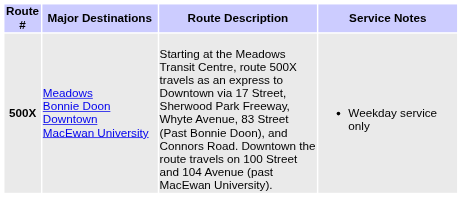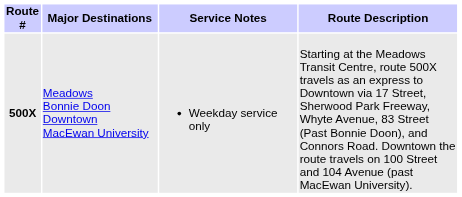columns swapped: (238, 18) <-> (388, 18)
